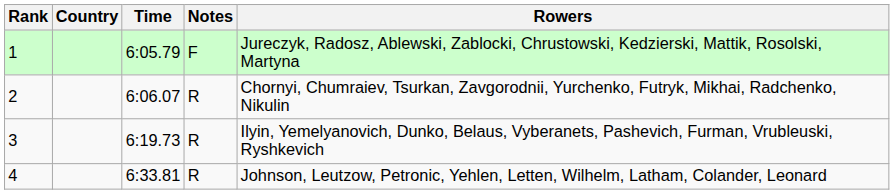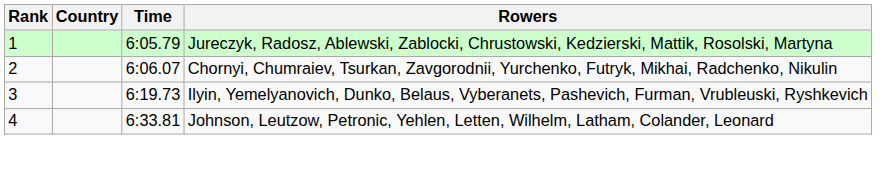- column: (210, 17)
